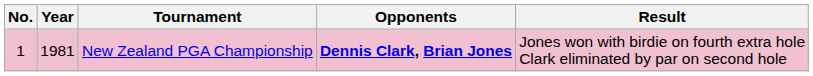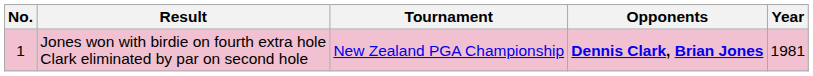columns swapped: (58, 17) <-> (662, 17)
